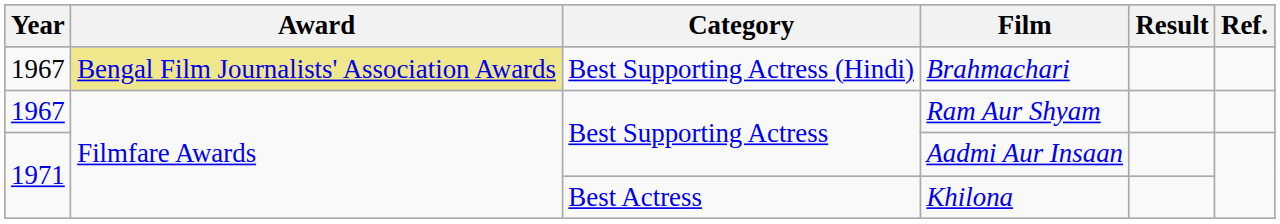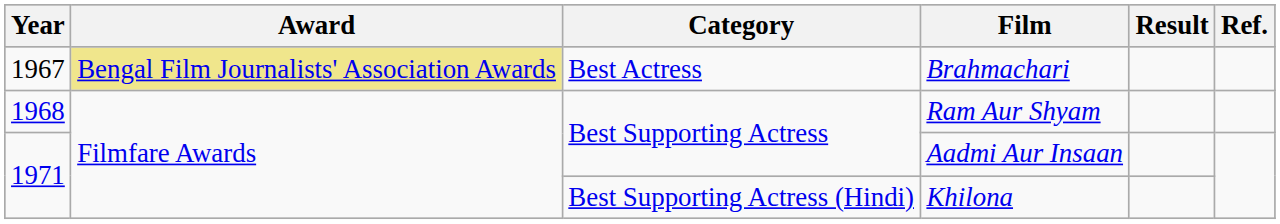(741, 68) Best Supporting Actress (Hindi) -> (635, 68) Best Actress
(38, 111) 1967 -> (38, 111) 1968
(635, 196) Best Actress -> (741, 196) Best Supporting Actress (Hindi)
